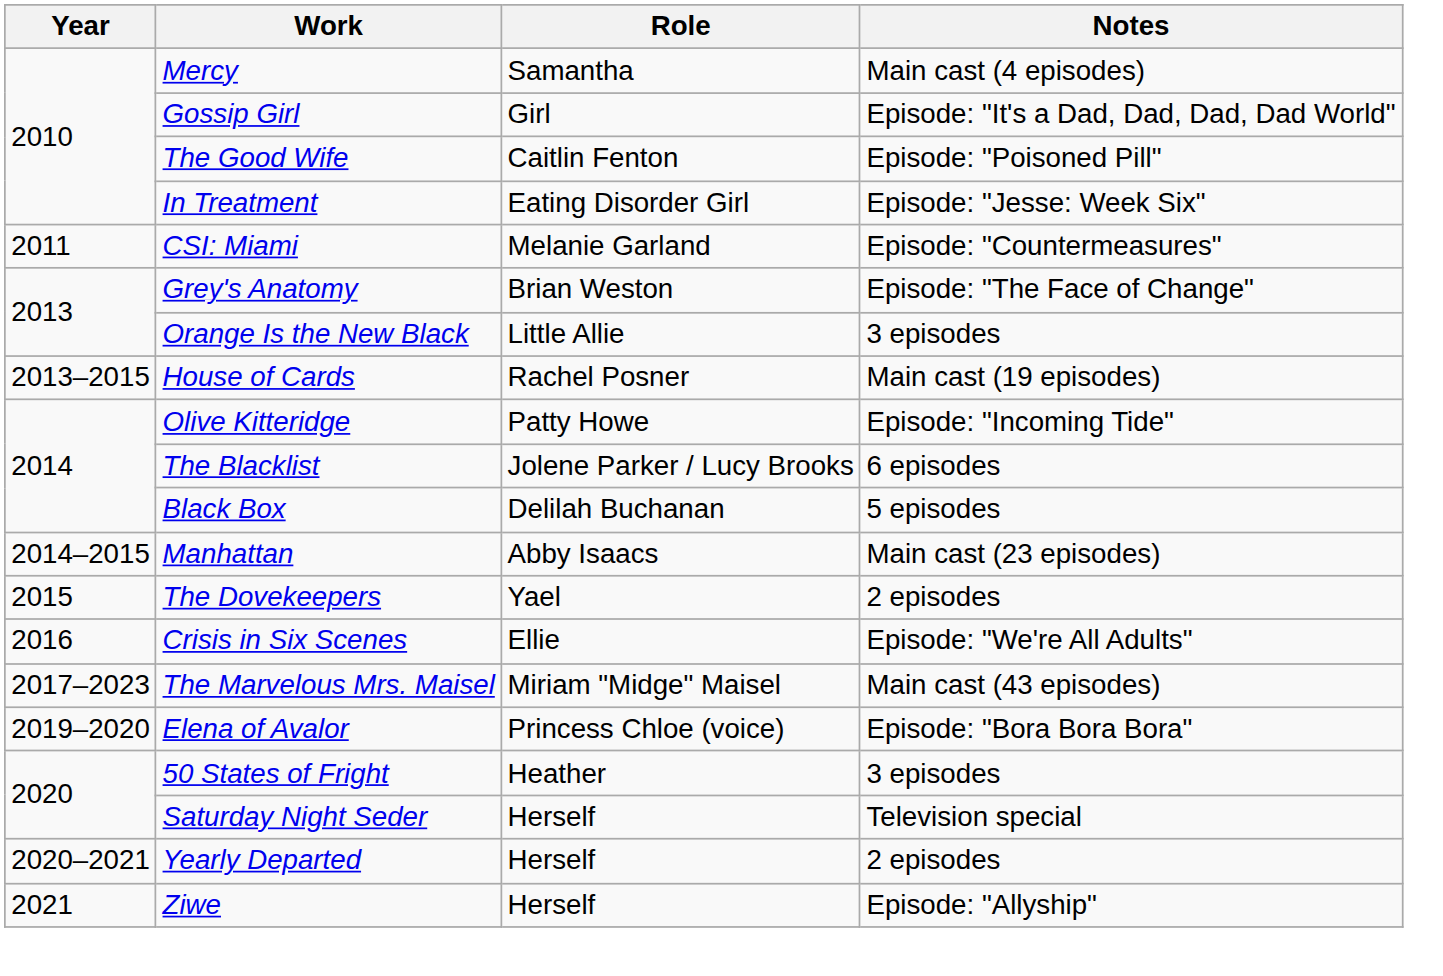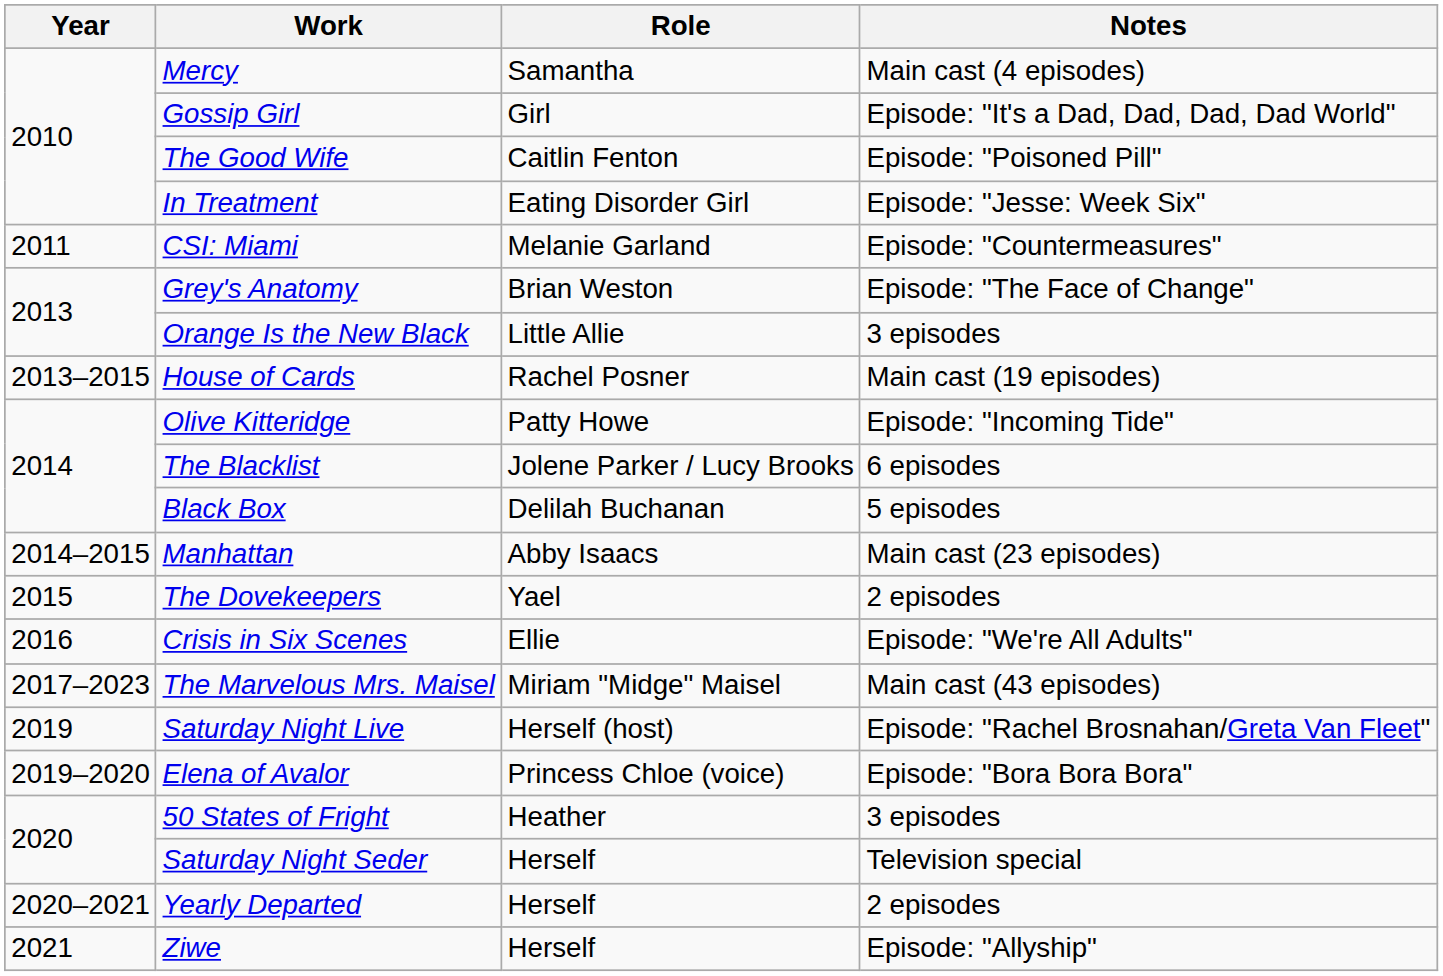+ row: (283, 728)
